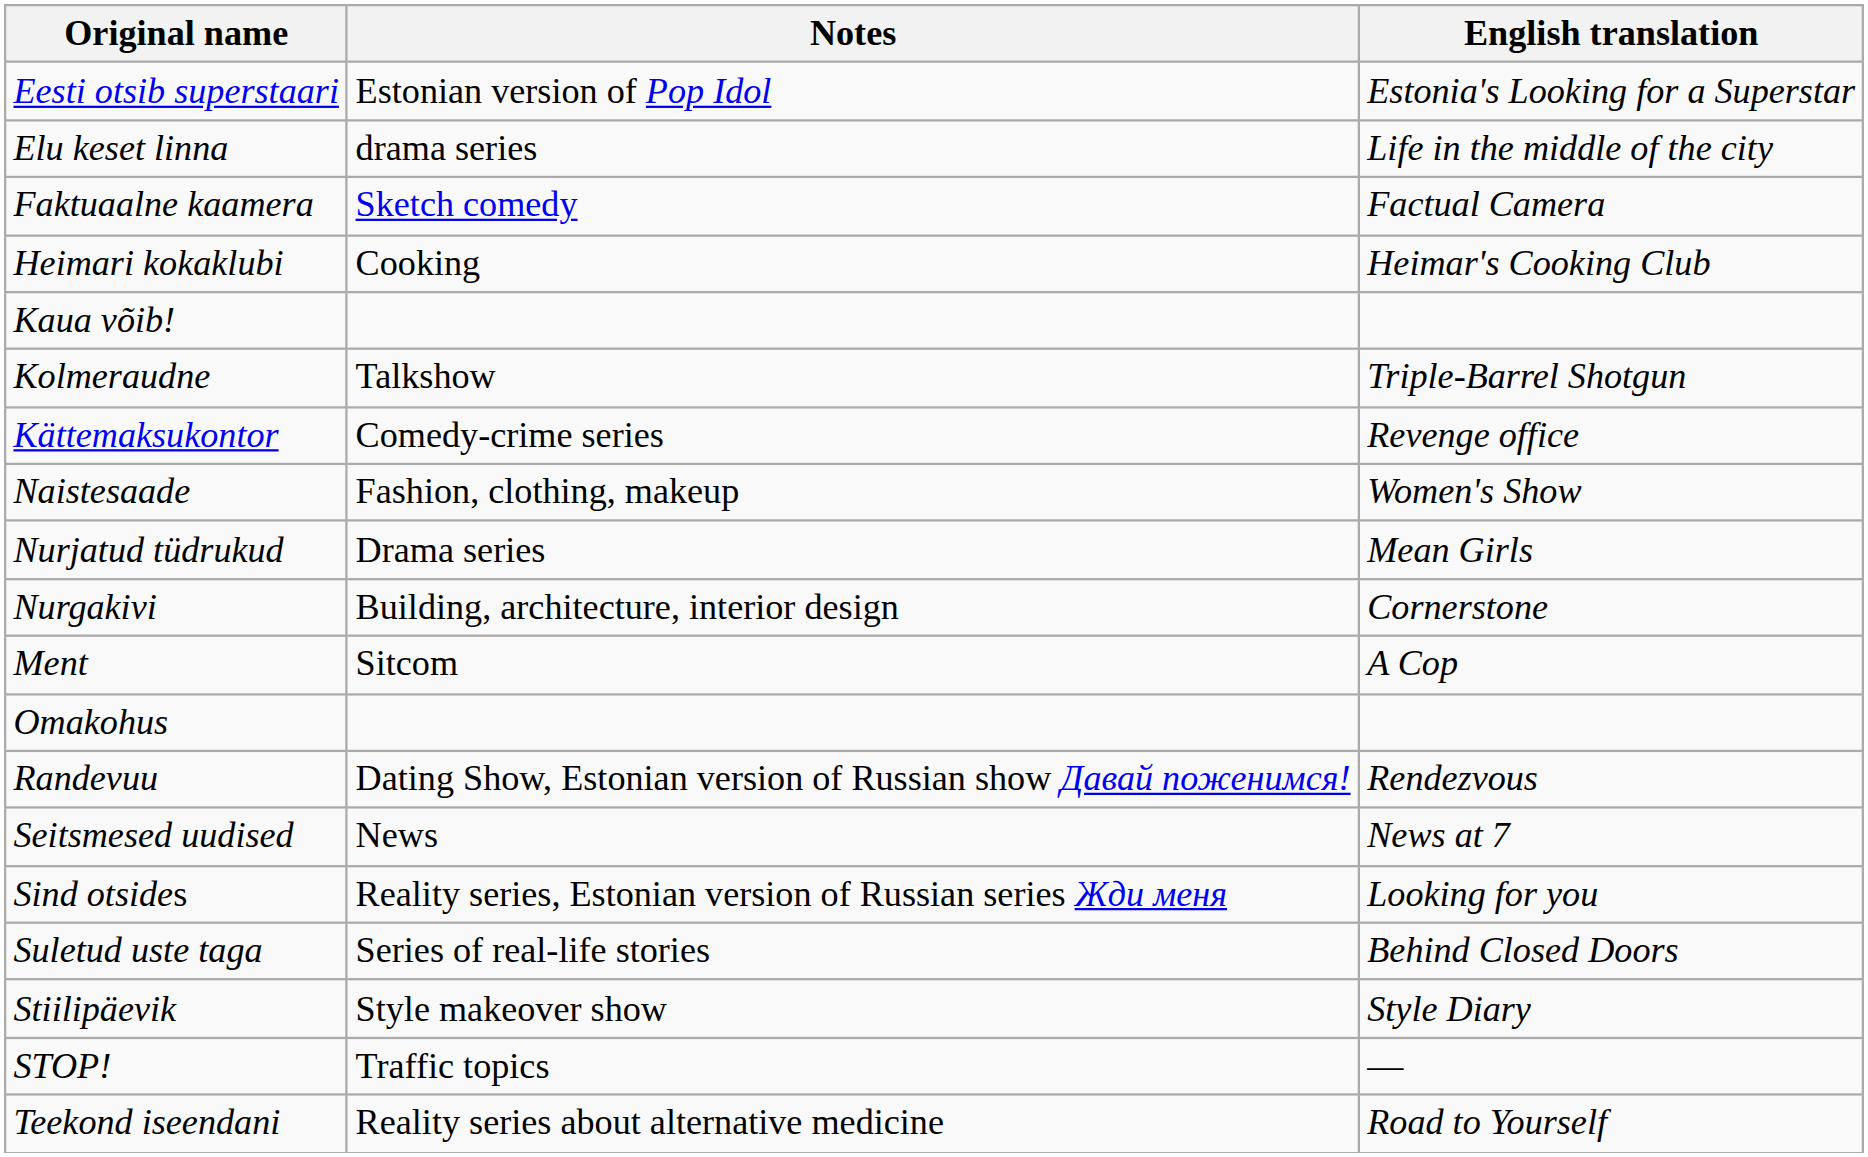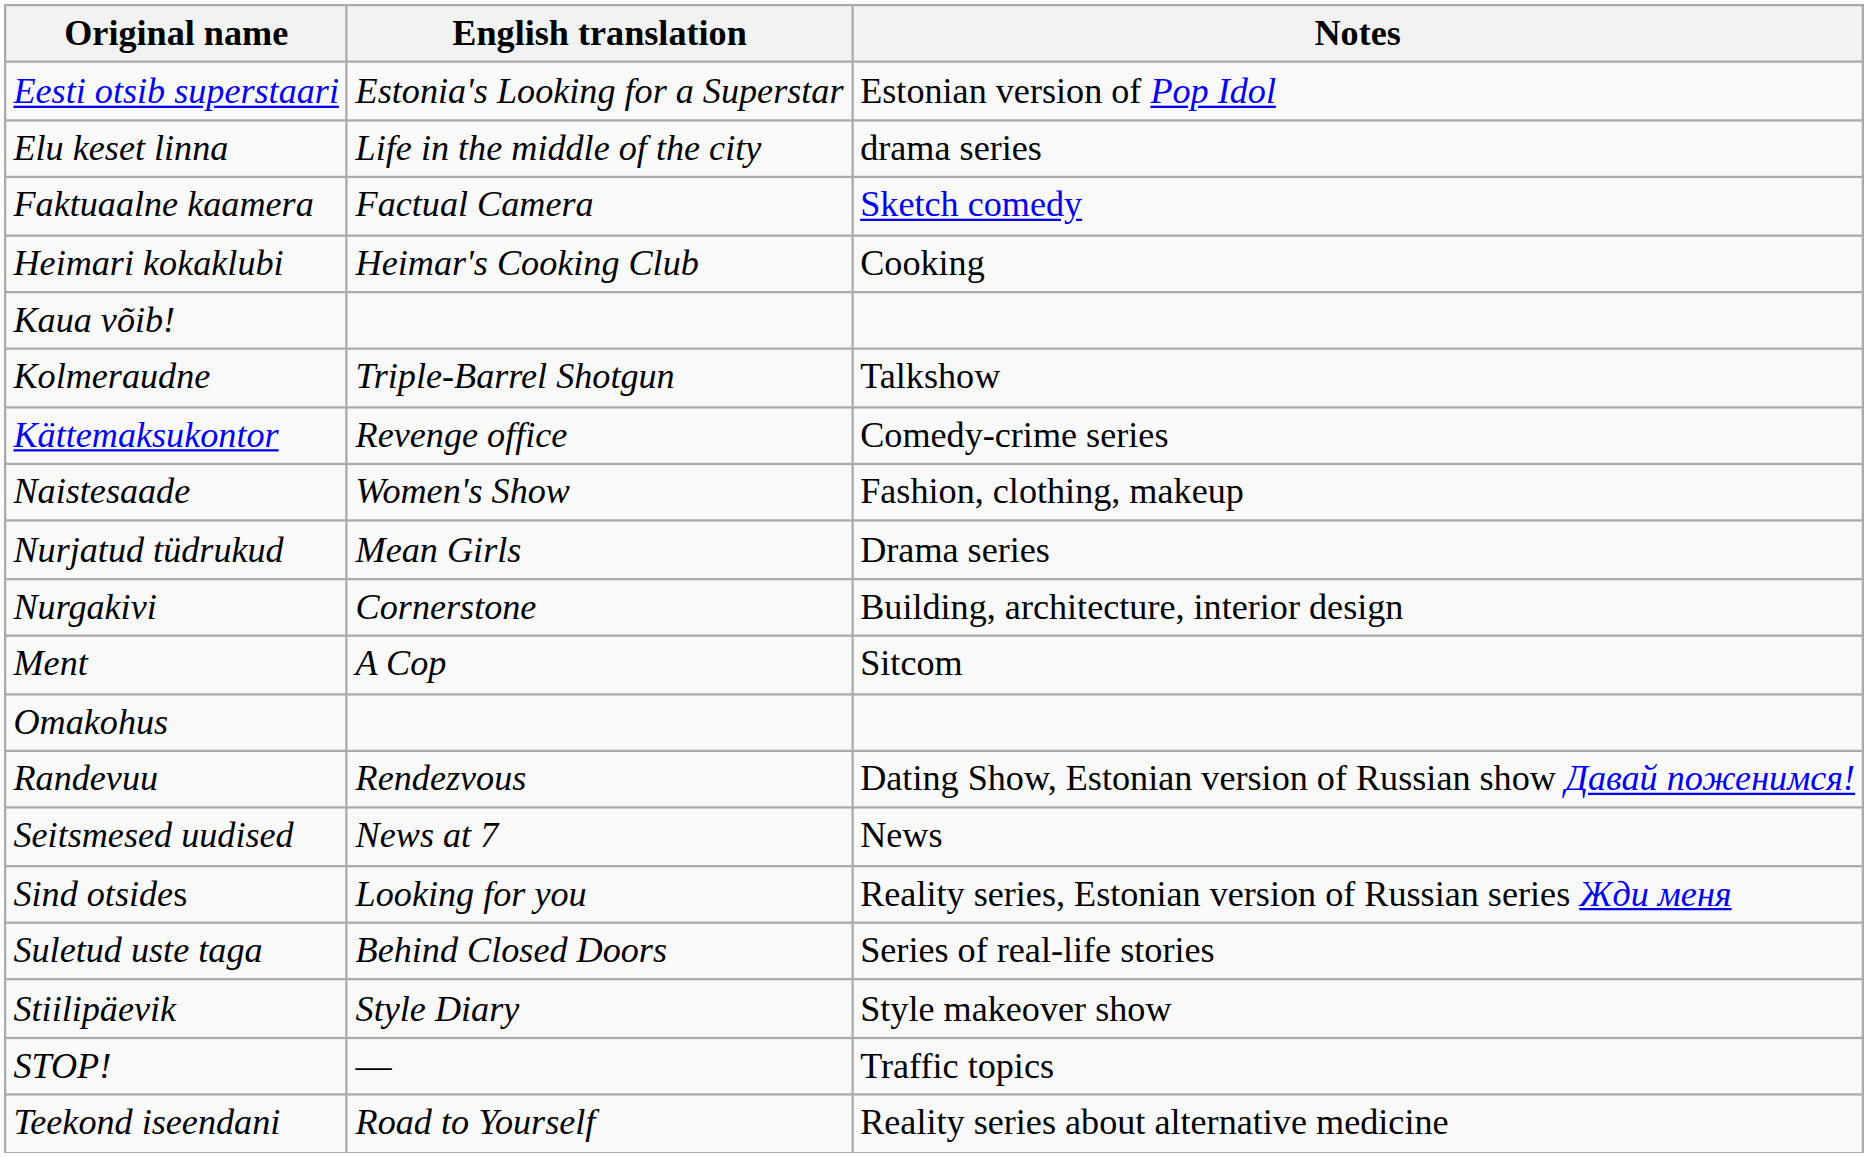columns swapped: (1611, 33) <-> (853, 33)
